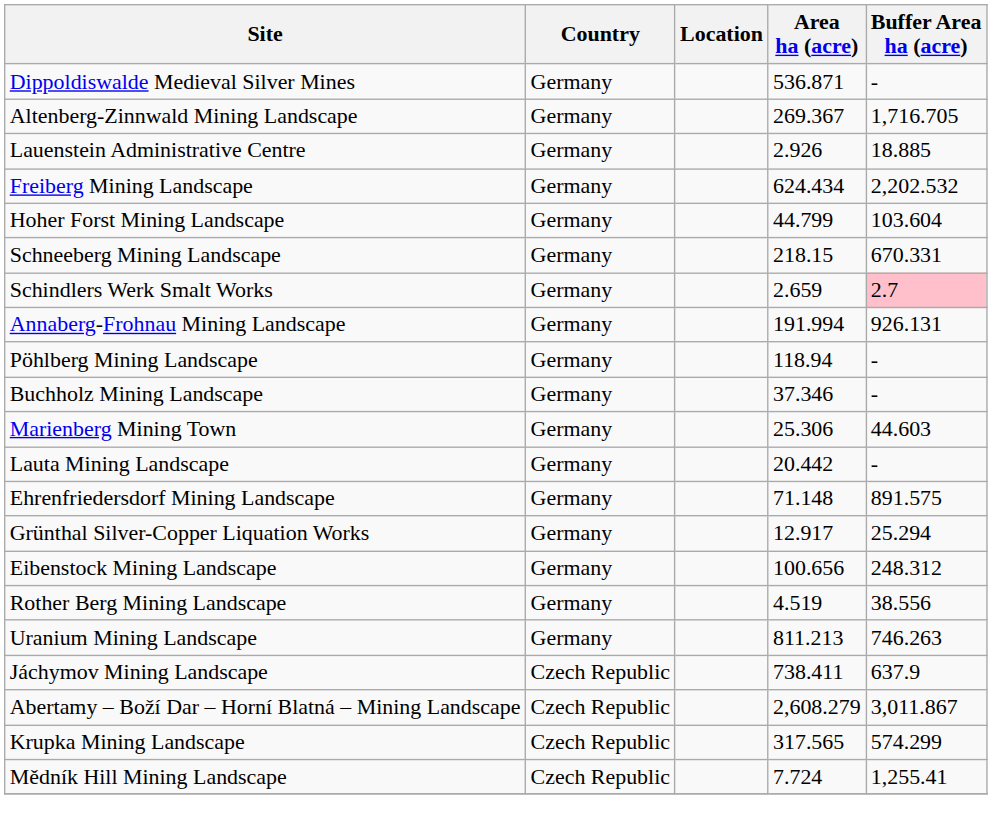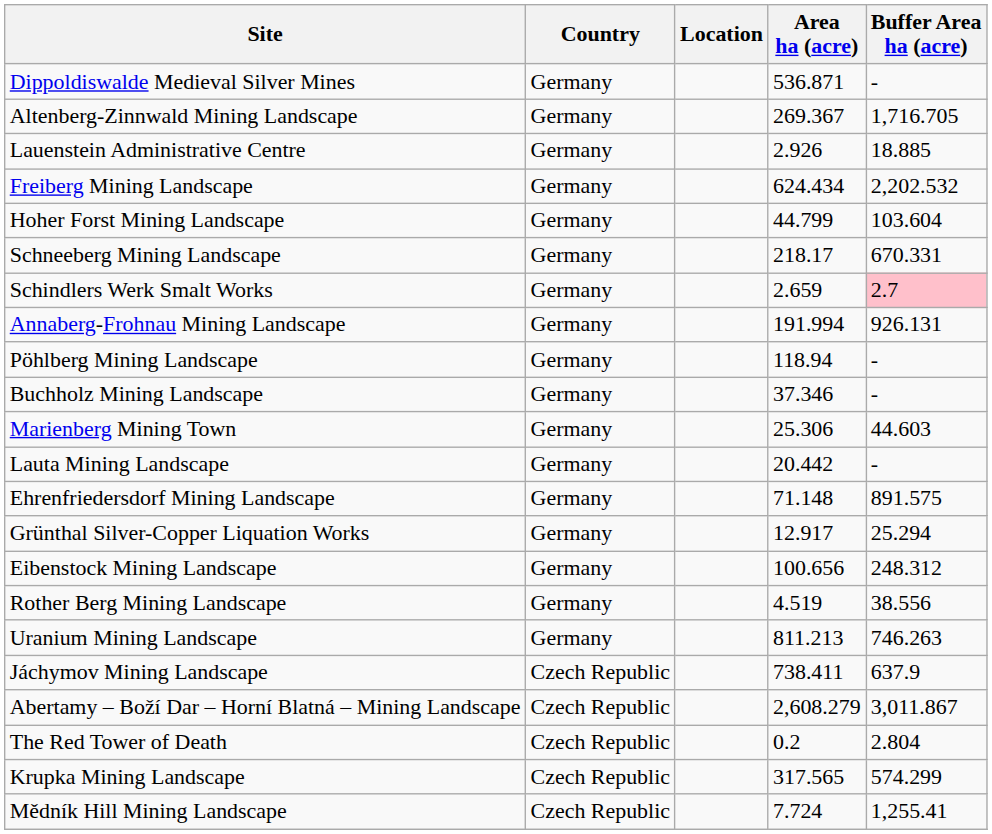(803, 255) 218.15 -> (803, 255) 218.17
+ row: (118, 741)
